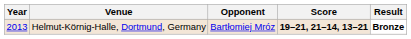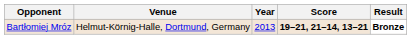columns swapped: (17, 12) <-> (243, 12)
